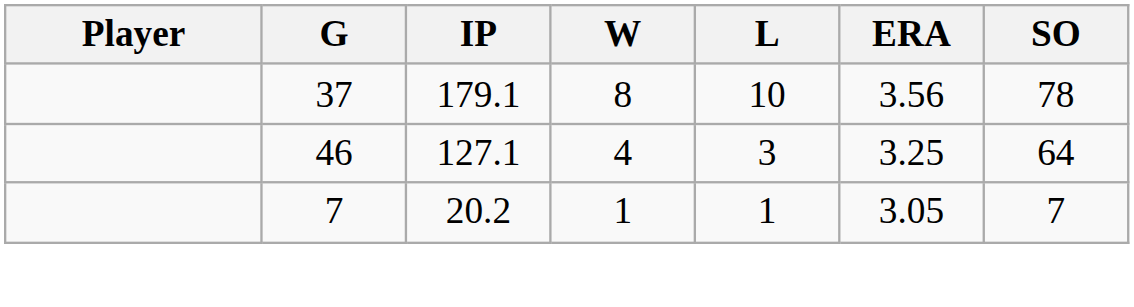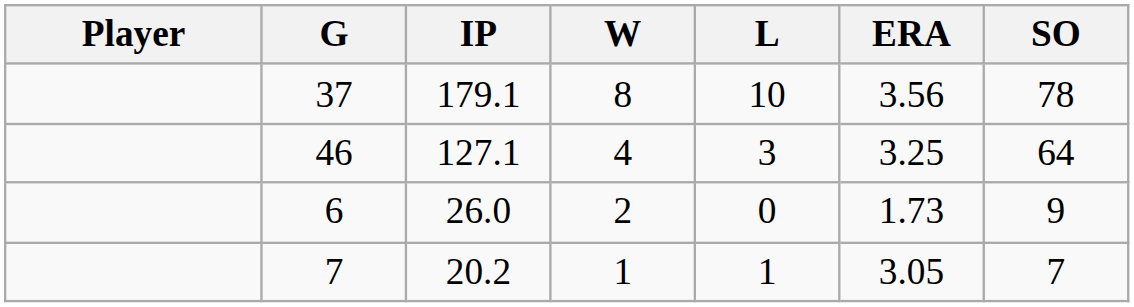+ row: (334, 211)
